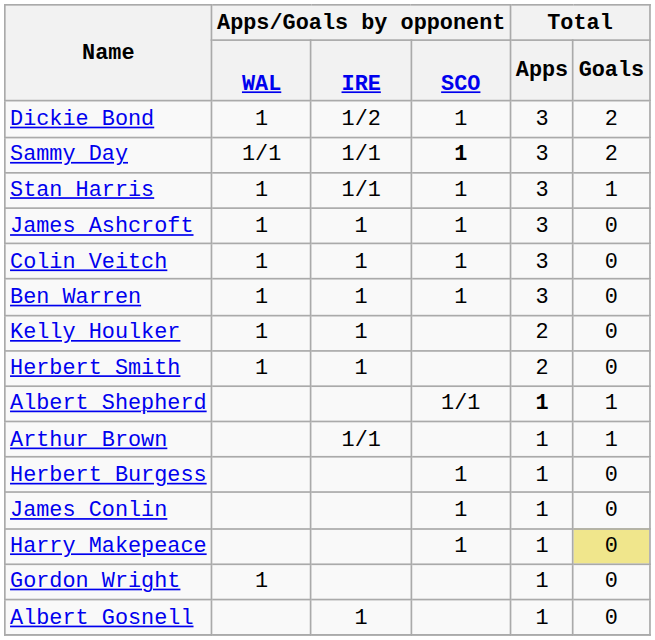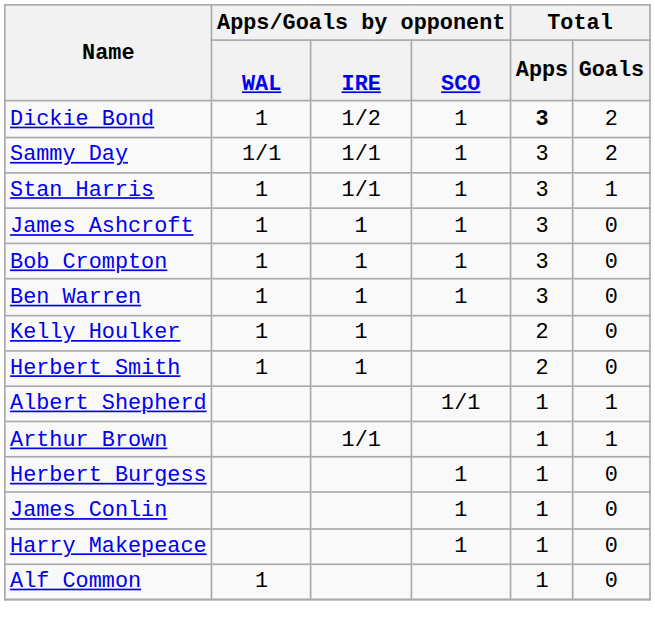(542, 119) normal -> (542, 119) bold
(461, 155) bold -> (461, 155) normal
+ row: (89, 261)
- row: (89, 261)
(542, 404) bold -> (542, 404) normal
(611, 546) khaki background -> (611, 546) no background
+ row: (76, 582)
- row: (95, 582)
- row: (102, 617)
